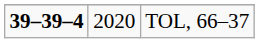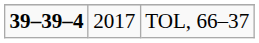(114, 21) 2020 -> (114, 21) 2017
